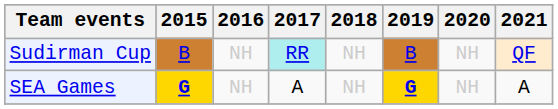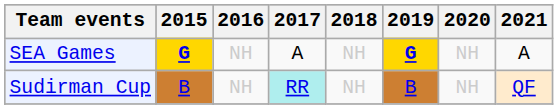rows swapped: (63, 87) <-> (80, 54)
